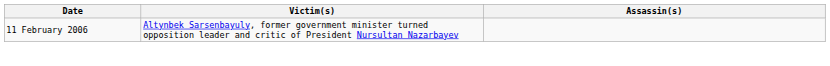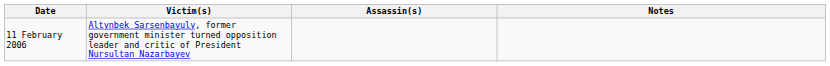+ column: (661, 11)
